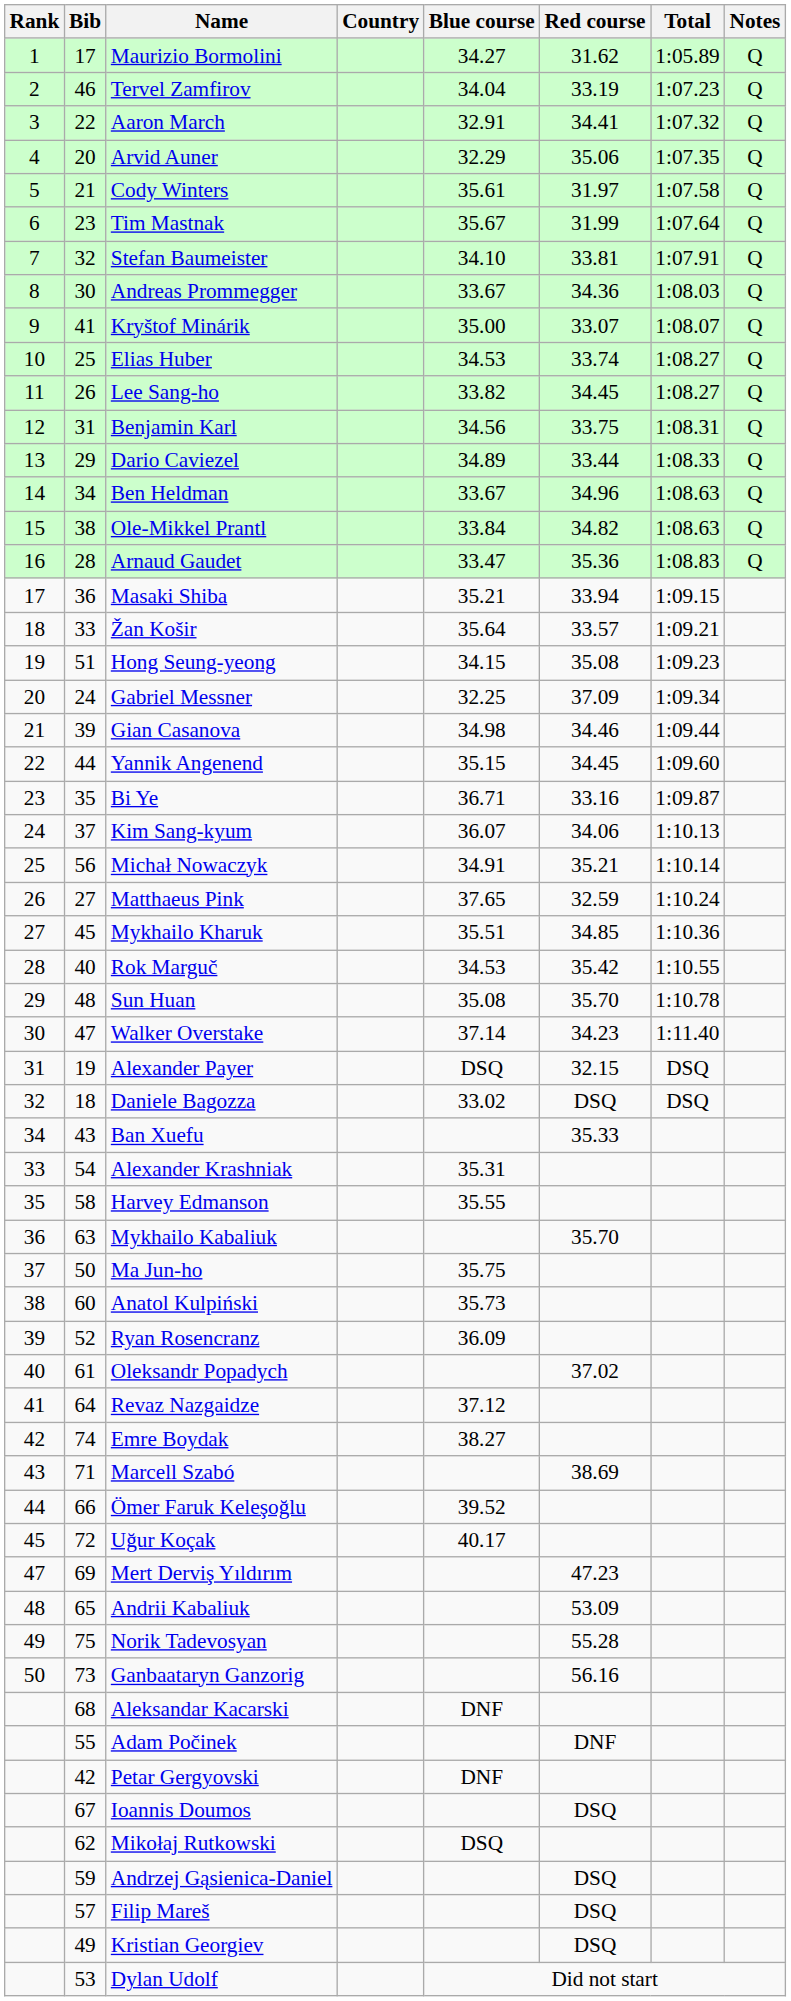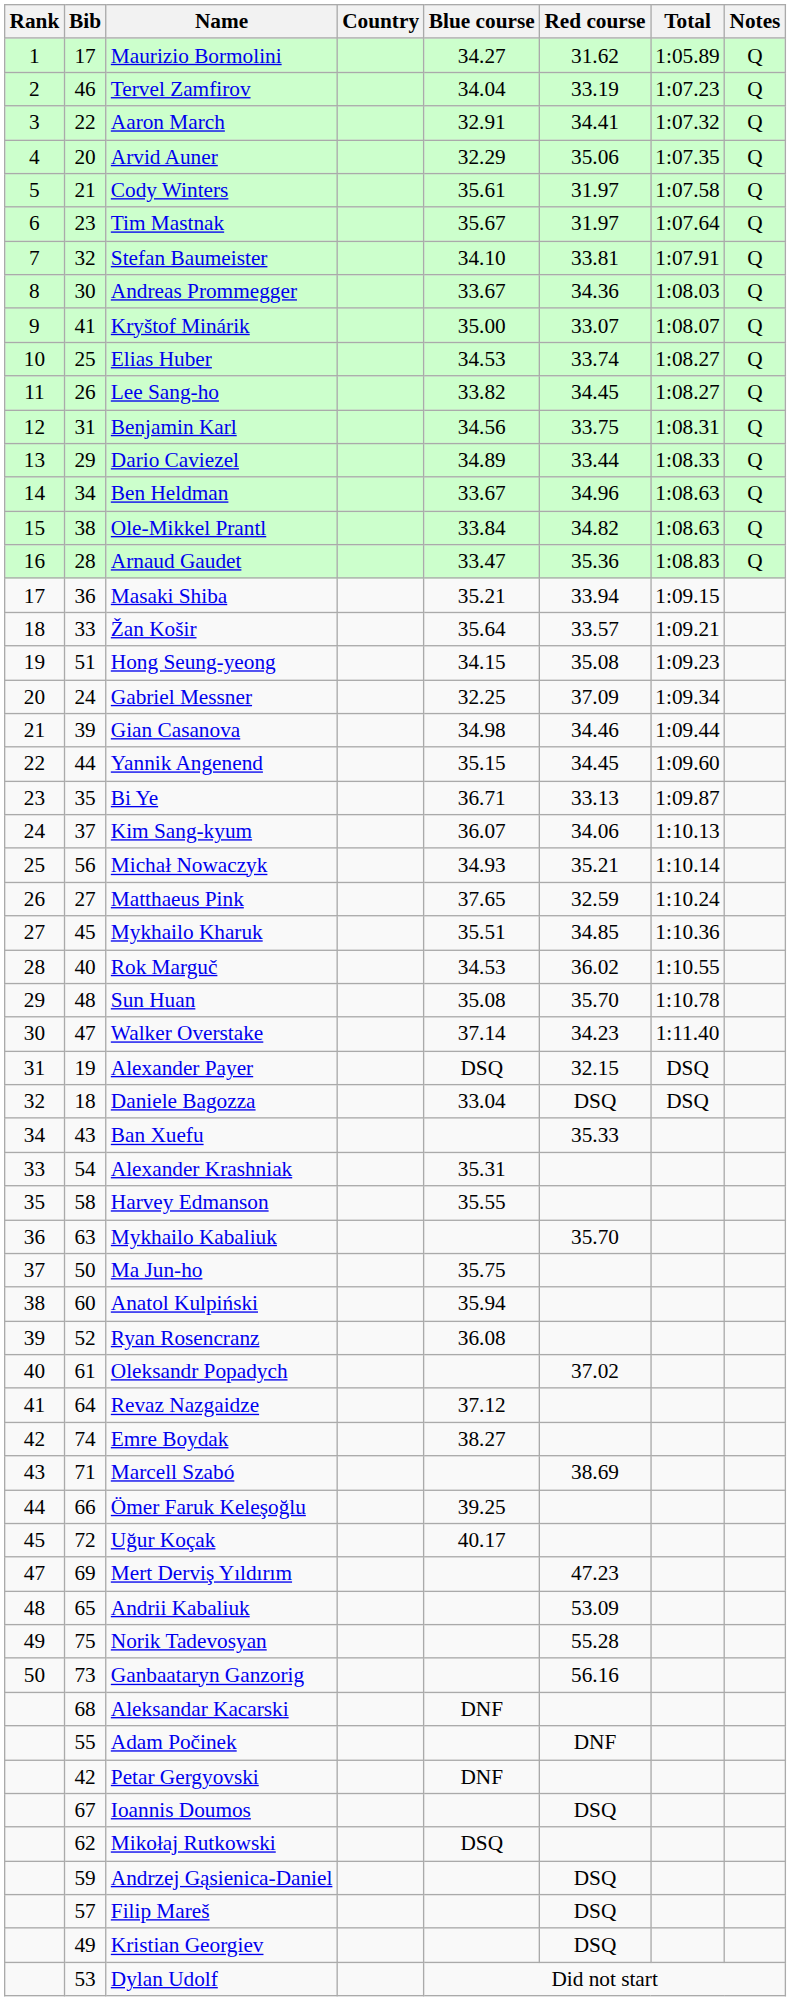(595, 223) 31.99 -> (595, 223) 31.97
(595, 797) 33.16 -> (595, 797) 33.13
(482, 865) 34.91 -> (482, 865) 34.93
(595, 966) 35.42 -> (595, 966) 36.02
(482, 1101) 33.02 -> (482, 1101) 33.04
(482, 1303) 35.73 -> (482, 1303) 35.94
(482, 1337) 36.09 -> (482, 1337) 36.08
(482, 1506) 39.52 -> (482, 1506) 39.25
